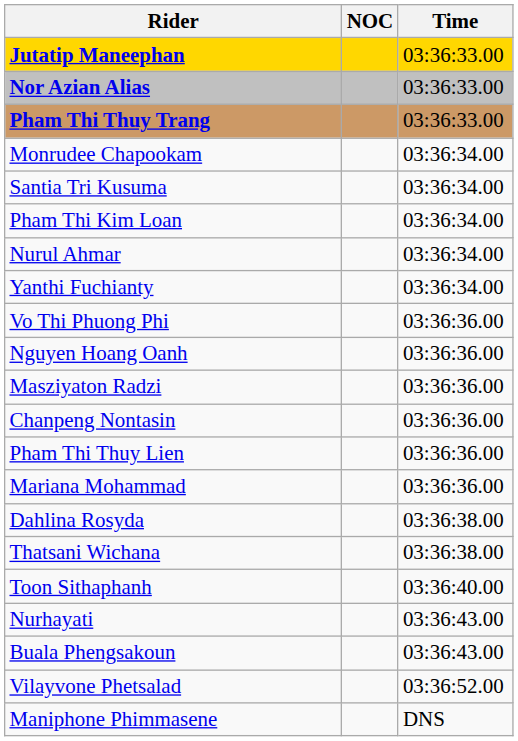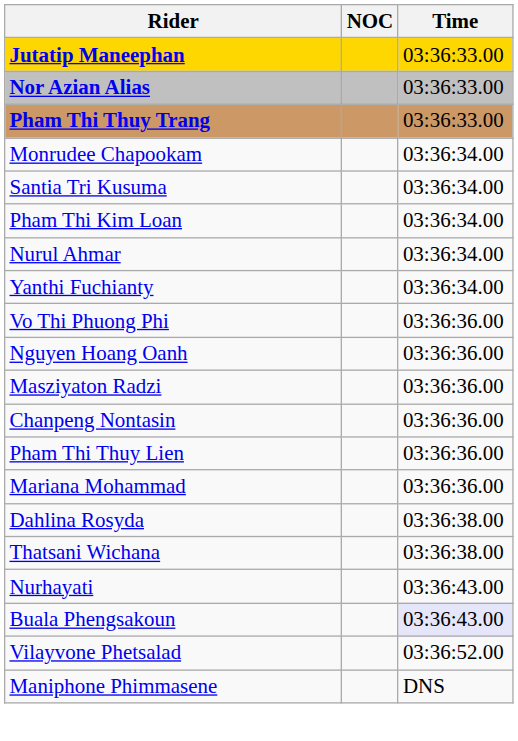- row: (81, 586)
(453, 652) no background -> (453, 619) lavender background
